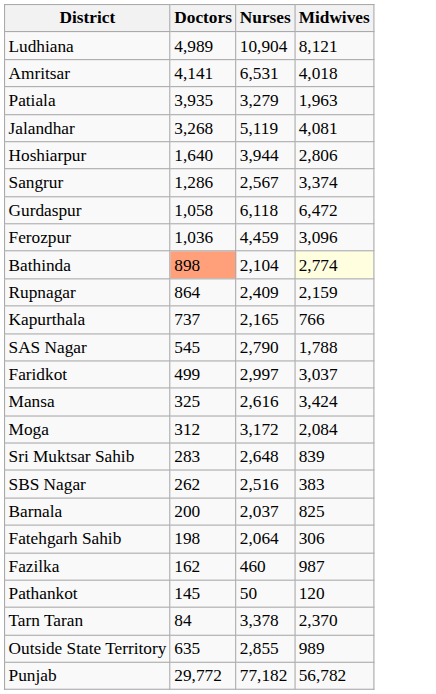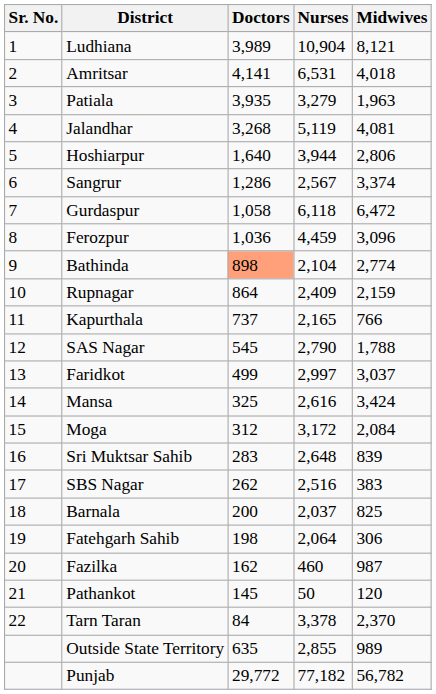+ column: (33, 18)
(194, 45) 4,989 -> (251, 45) 3,989
(318, 264) lightyellow background -> (376, 264) no background
